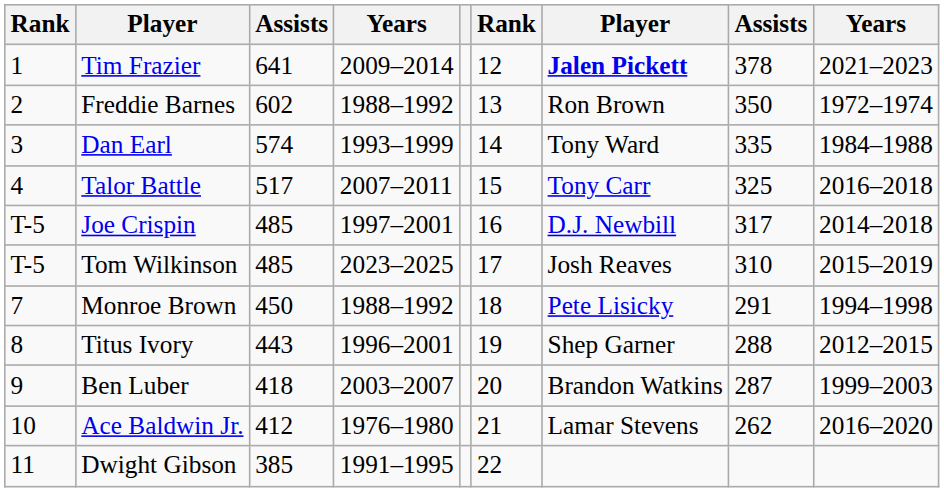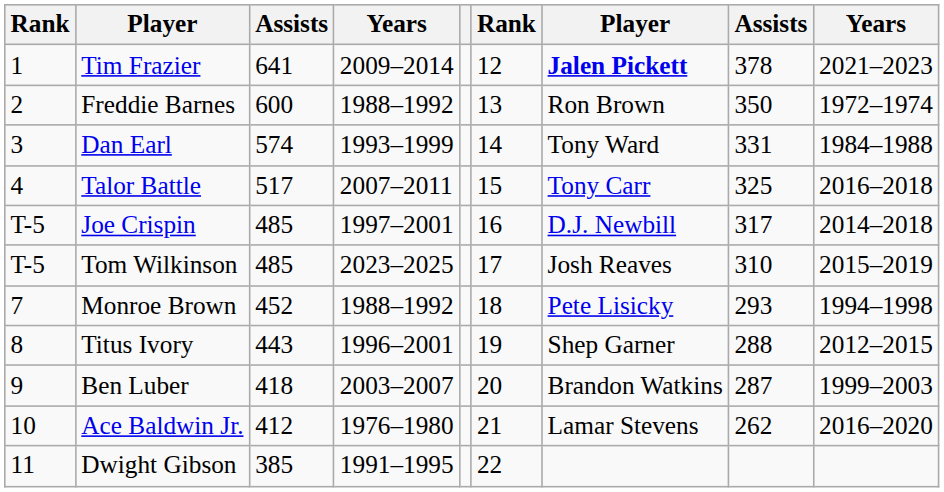(274, 104) 602 -> (274, 104) 600
(753, 144) 335 -> (753, 144) 331
(274, 305) 450 -> (274, 305) 452
(753, 305) 291 -> (753, 305) 293
